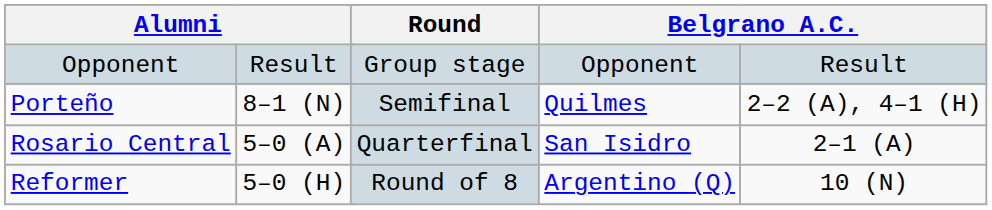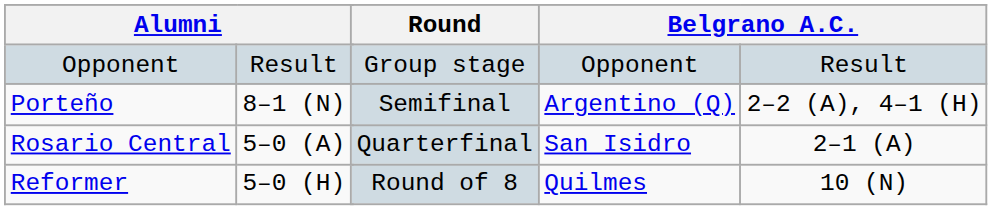(596, 105) Quilmes -> (640, 105) Argentino (Q)
(640, 184) Argentino (Q) -> (596, 184) Quilmes
